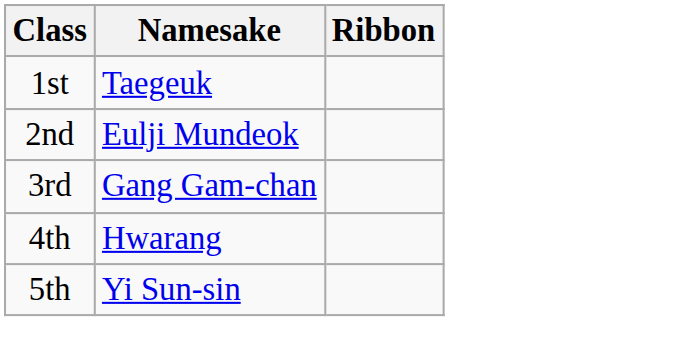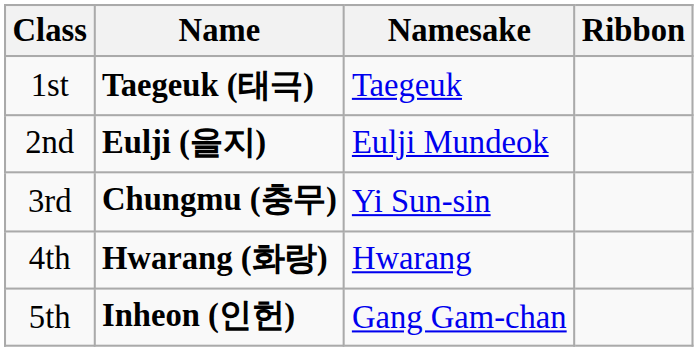+ column: (219, 30)
(209, 185) Gang Gam-chan -> (421, 200) Yi Sun-sin
(171, 289) Yi Sun-sin -> (459, 316) Gang Gam-chan
